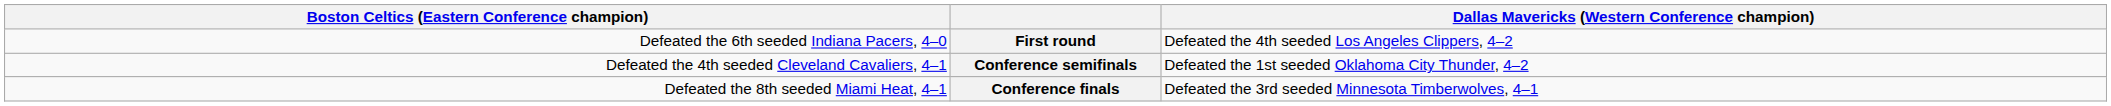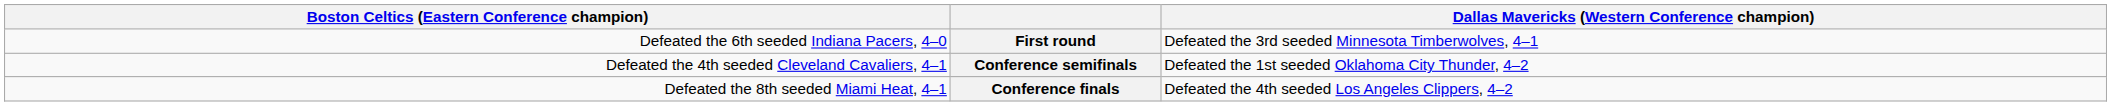(1338, 41) Defeated the 4th seeded Los Angeles Clippers, 4–2 -> (1351, 41) Defeated the 3rd seeded Minnesota Timberwolves, 4–1
(1351, 89) Defeated the 3rd seeded Minnesota Timberwolves, 4–1 -> (1338, 89) Defeated the 4th seeded Los Angeles Clippers, 4–2
